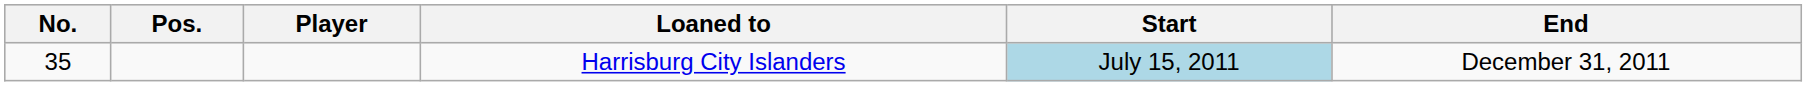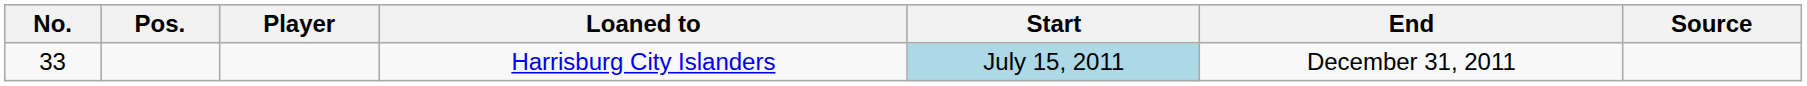+ column: (1712, 24)
(58, 62) 35 -> (53, 62) 33
